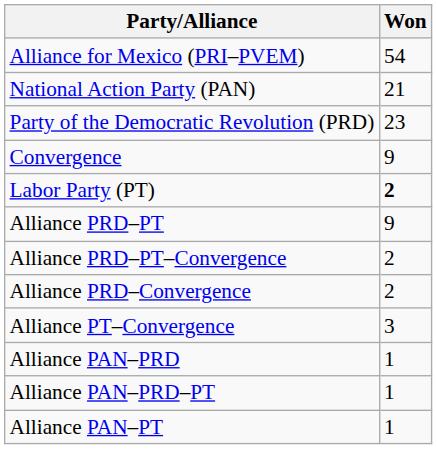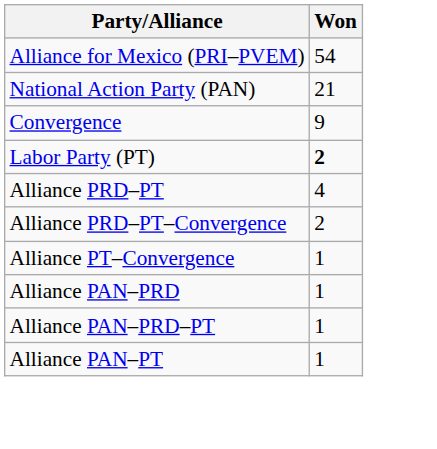- row: (192, 122)
(389, 223) 9 -> (320, 190) 4
- row: (130, 291)
(389, 325) 3 -> (320, 257) 1
